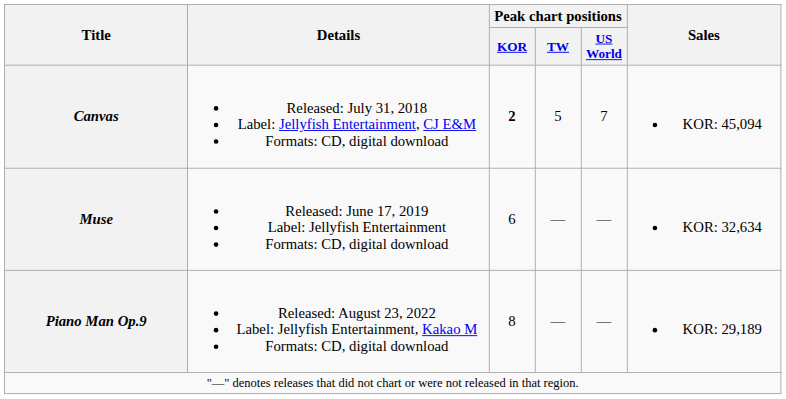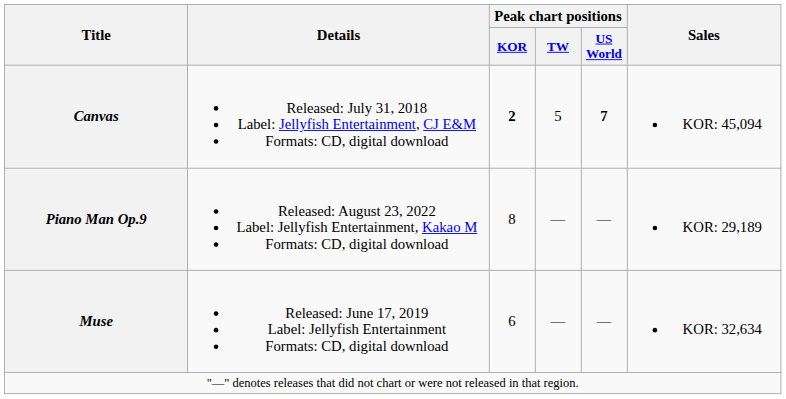(604, 116) normal -> (604, 116) bold
rows swapped: (96, 219) <-> (96, 321)
